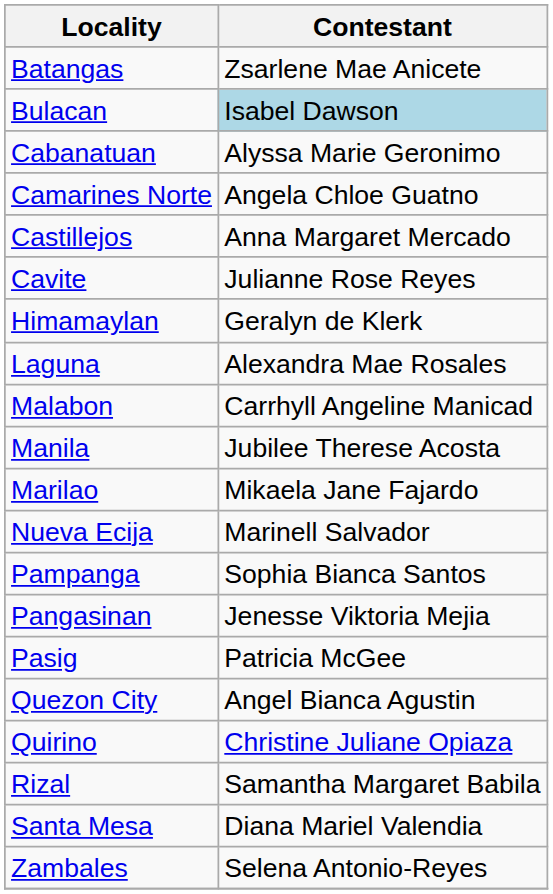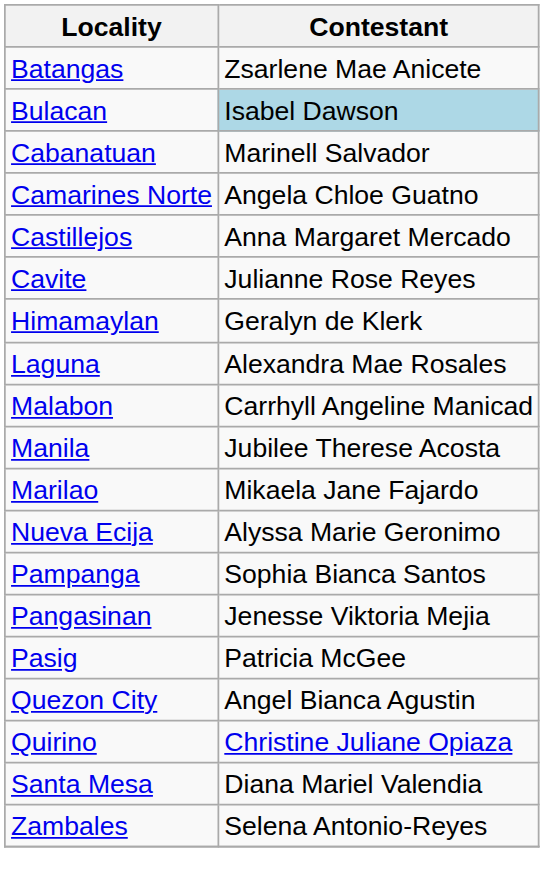(362, 152) Alyssa Marie Geronimo -> (327, 152) Marinell Salvador
(327, 531) Marinell Salvador -> (362, 531) Alyssa Marie Geronimo
- row: (41, 784)
